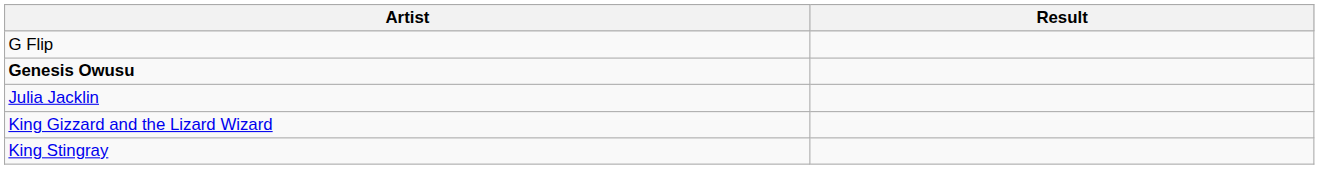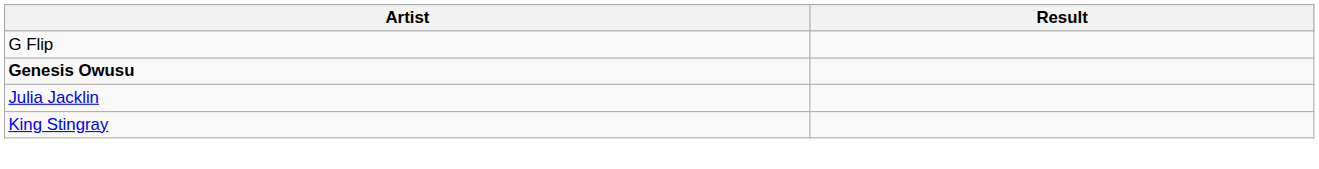- row: (141, 124)
